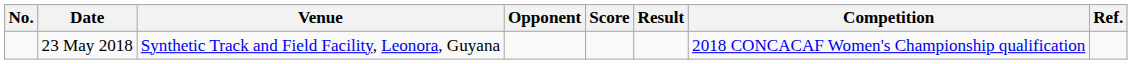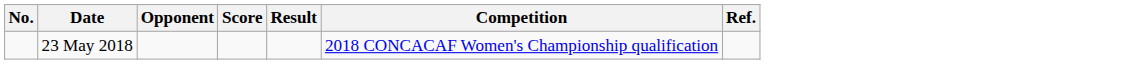- column: (320, 18)
